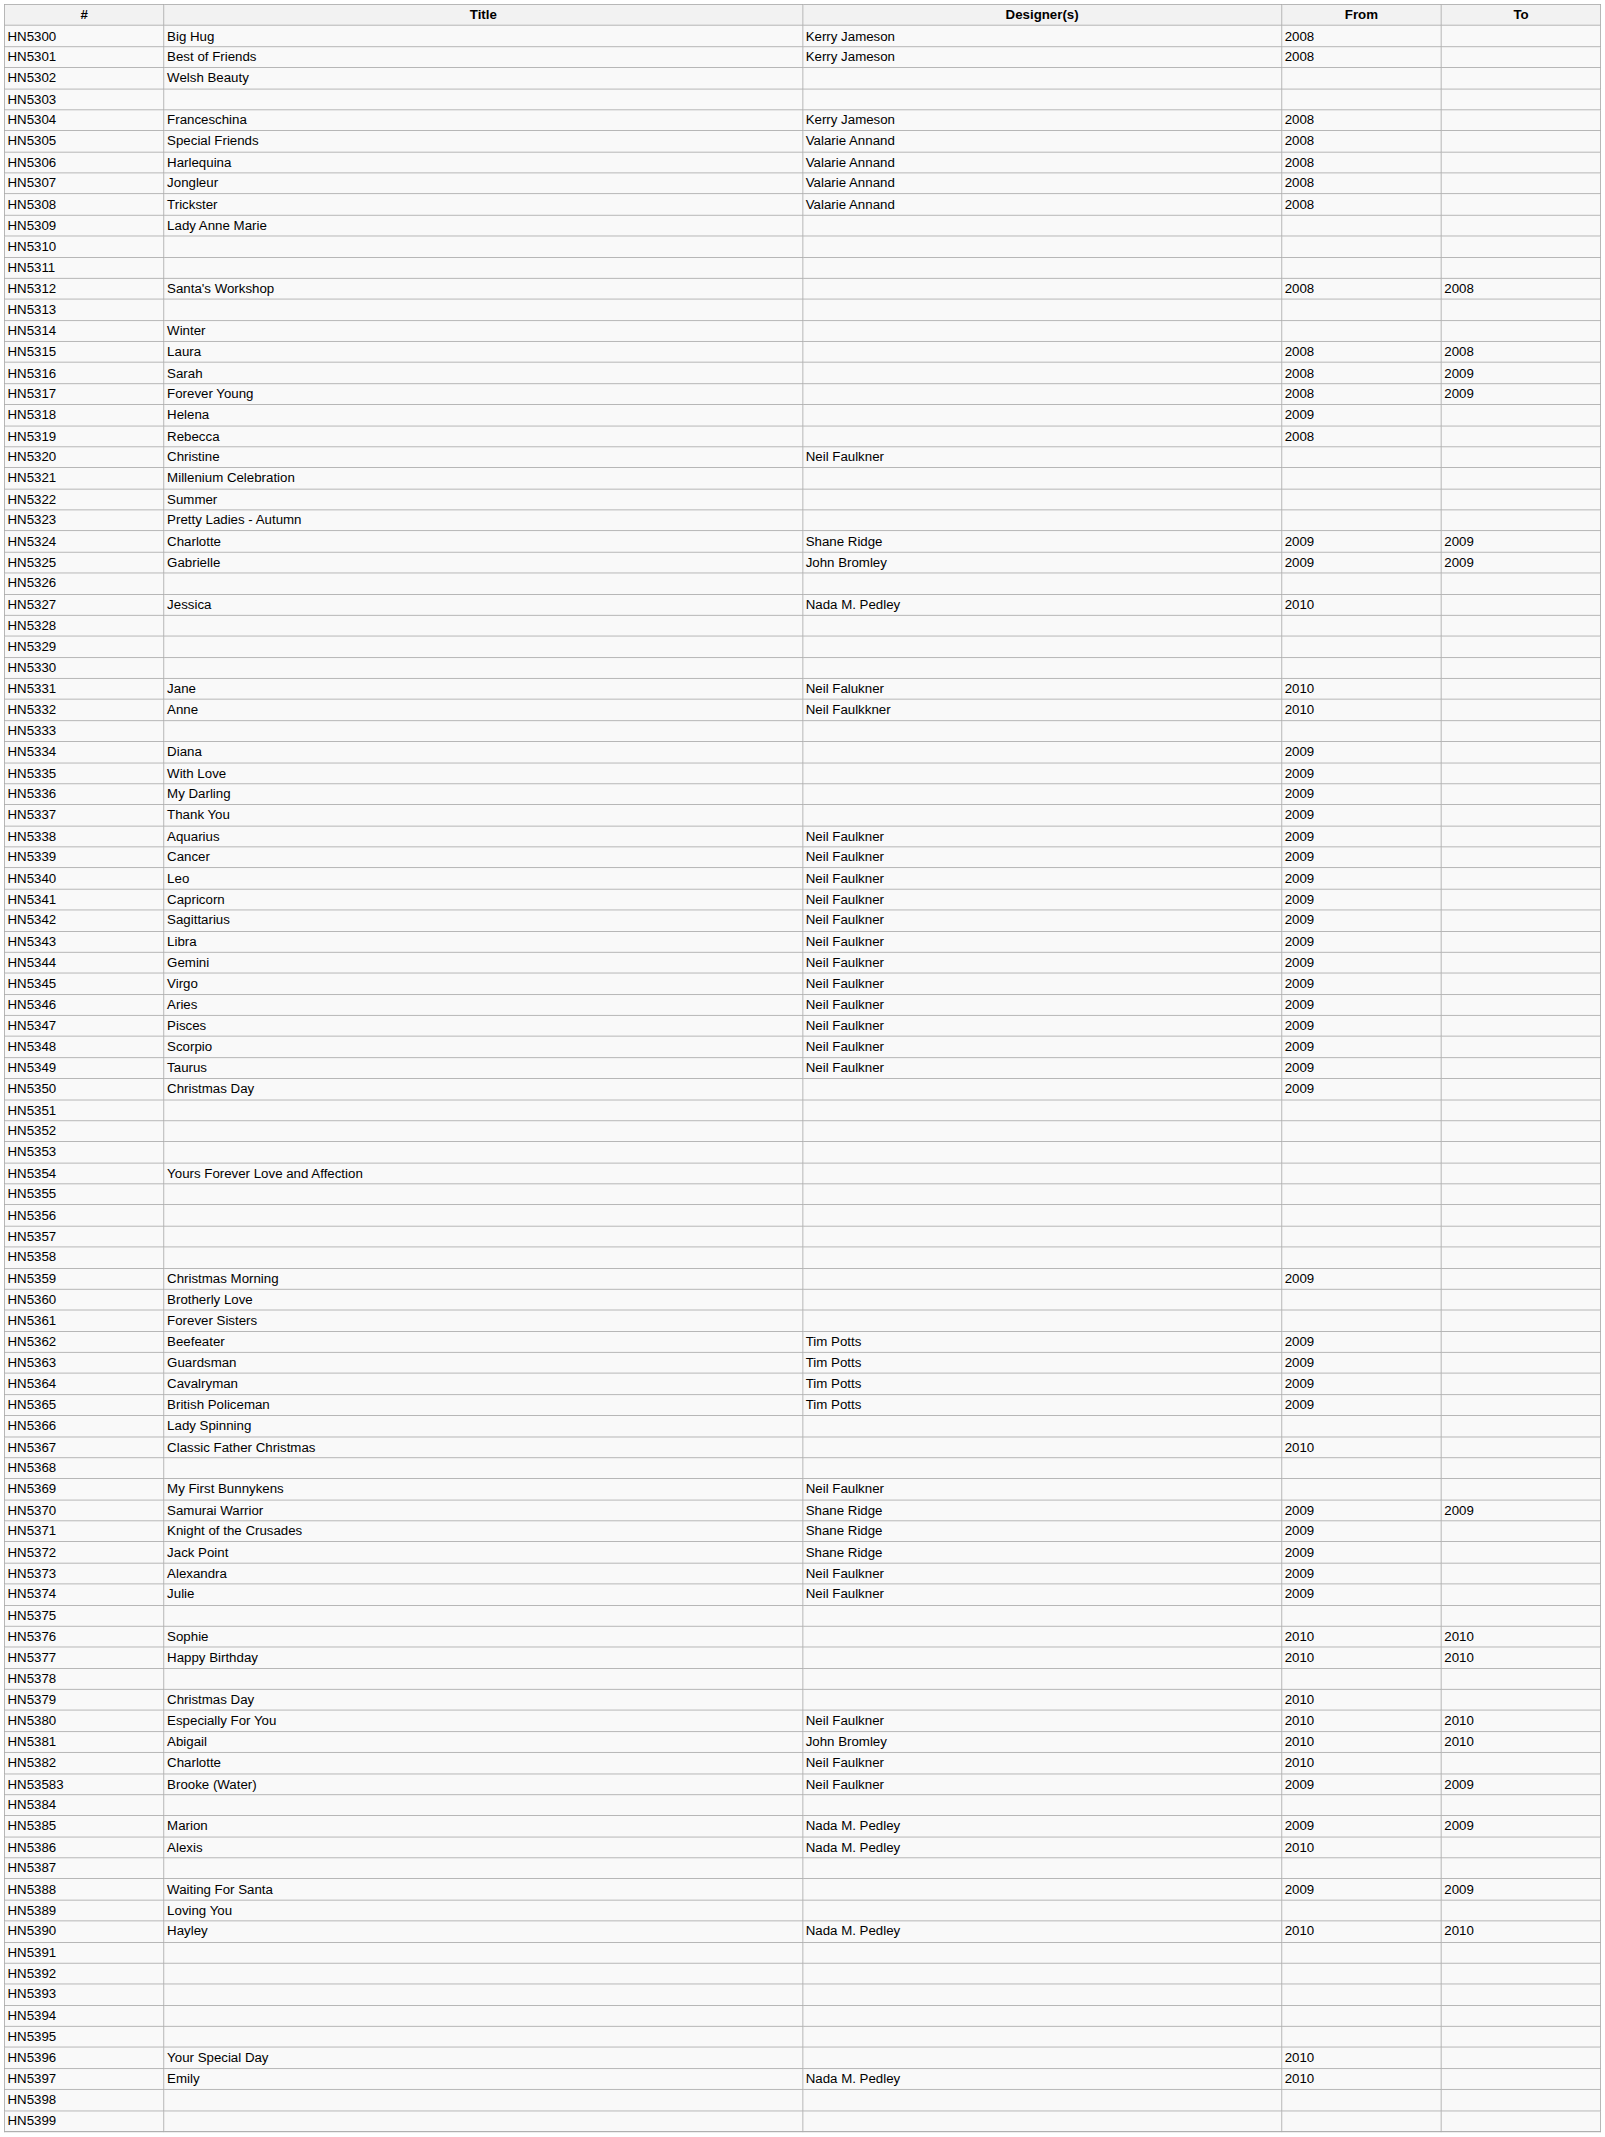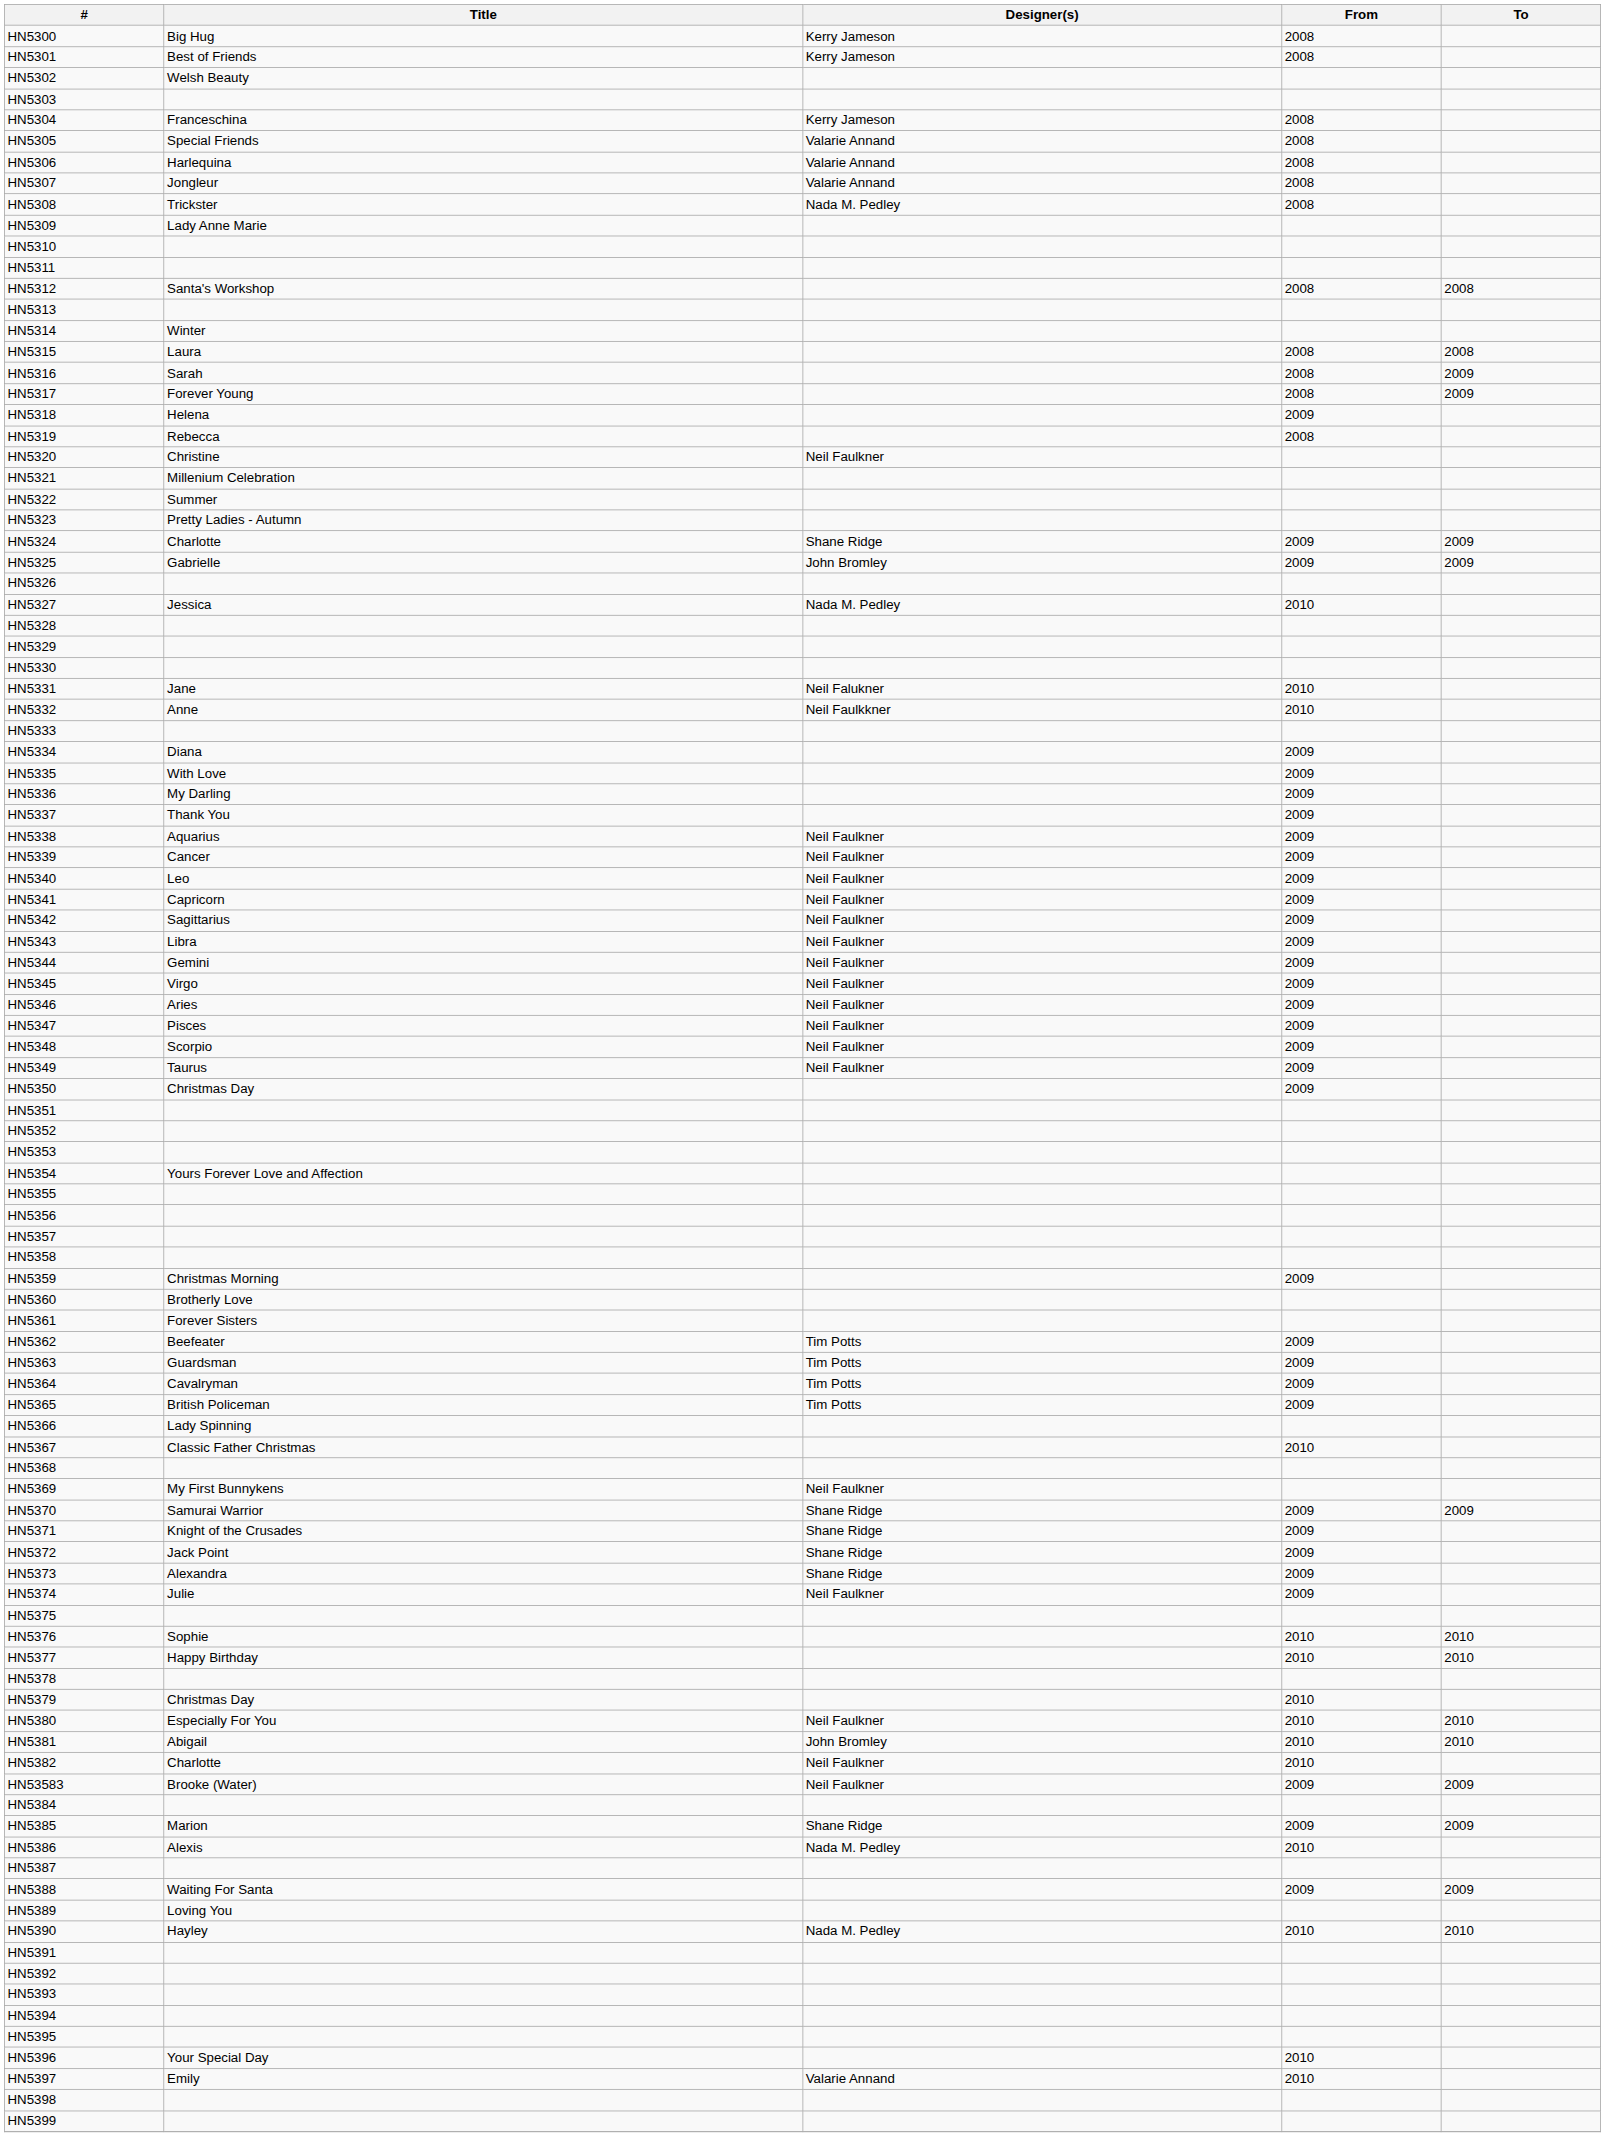(850, 204) Valarie Annand -> (853, 204) Nada M. Pedley
(845, 1573) Neil Faulkner -> (844, 1573) Shane Ridge
(853, 1826) Nada M. Pedley -> (844, 1826) Shane Ridge
(853, 2079) Nada M. Pedley -> (850, 2079) Valarie Annand
